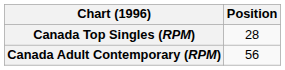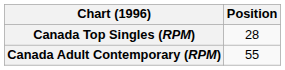(252, 55) 56 -> (252, 55) 55
